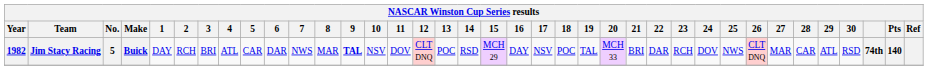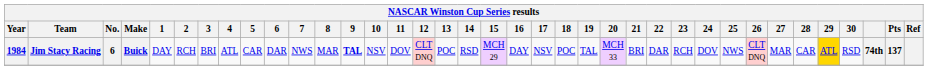(16, 51) 1982 -> (16, 51) 1984
(112, 51) 5 -> (112, 51) 6
(829, 51) no background -> (829, 51) gold background
(895, 51) 140 -> (895, 51) 137
